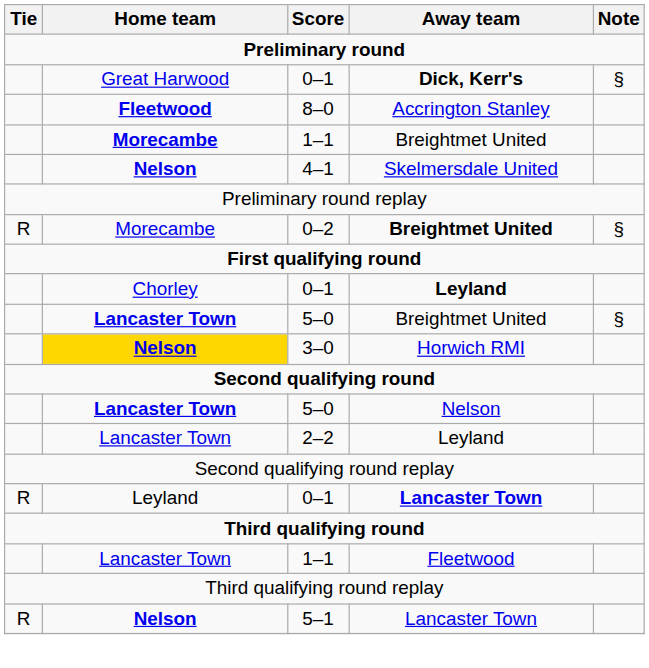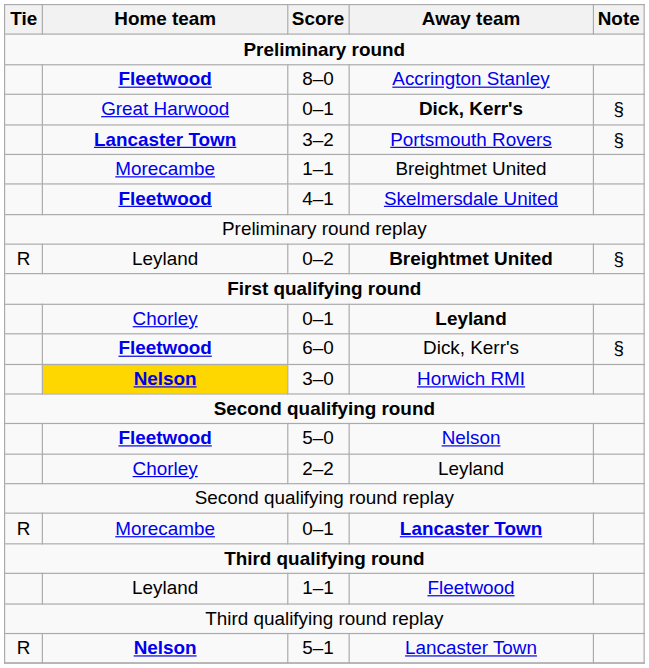rows swapped: (318, 109) <-> (318, 79)
+ row: (318, 139)
(165, 139) bold -> (165, 169) normal
(165, 169) Nelson -> (165, 199) Fleetwood
(165, 229) Morecambe -> (165, 259) Leyland
+ row: (318, 348)
- row: (318, 318)
(165, 408) Lancaster Town -> (165, 438) Fleetwood
(165, 438) Lancaster Town -> (165, 468) Chorley
(165, 498) Leyland -> (165, 528) Morecambe
(165, 558) Lancaster Town -> (165, 588) Leyland
